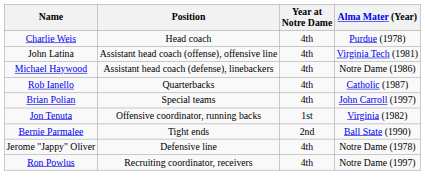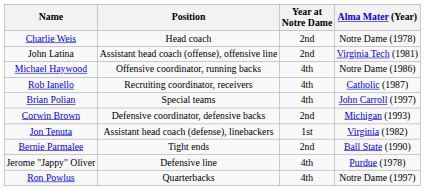(307, 38) 4th -> (307, 38) 2nd
(377, 38) Purdue (1978) -> (377, 38) Notre Dame (1978)
(307, 54) 4th -> (307, 54) 2nd
(189, 69) Assistant head coach (defense), linebackers -> (189, 69) Offensive coordinator, running backs
(189, 85) Quarterbacks -> (189, 85) Recruiting coordinator, receivers
+ row: (51, 116)
(189, 116) Offensive coordinator, running backs -> (189, 131) Assistant head coach (defense), linebackers
(377, 147) Notre Dame (1978) -> (377, 162) Purdue (1978)
(189, 162) Recruiting coordinator, receivers -> (189, 178) Quarterbacks
